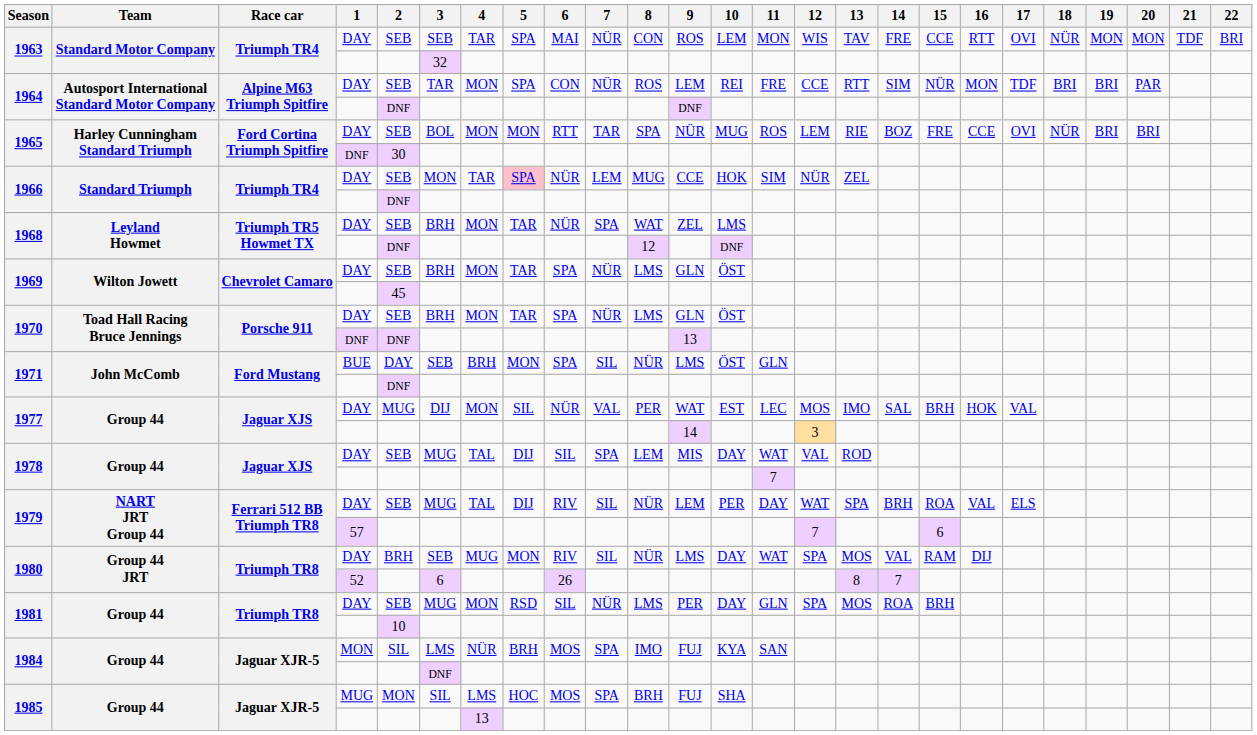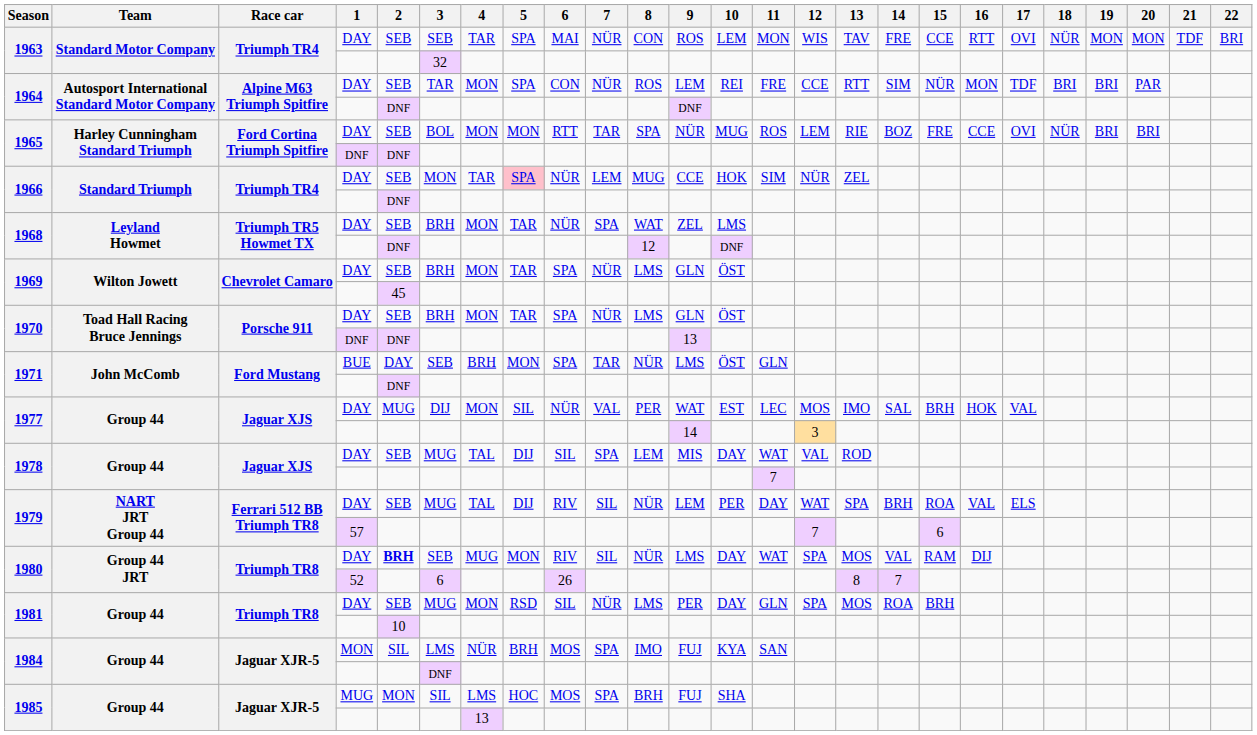(398, 154) 30 -> (398, 154) DNF
(607, 362) SIL -> (607, 362) TAR
(398, 557) normal -> (398, 557) bold
